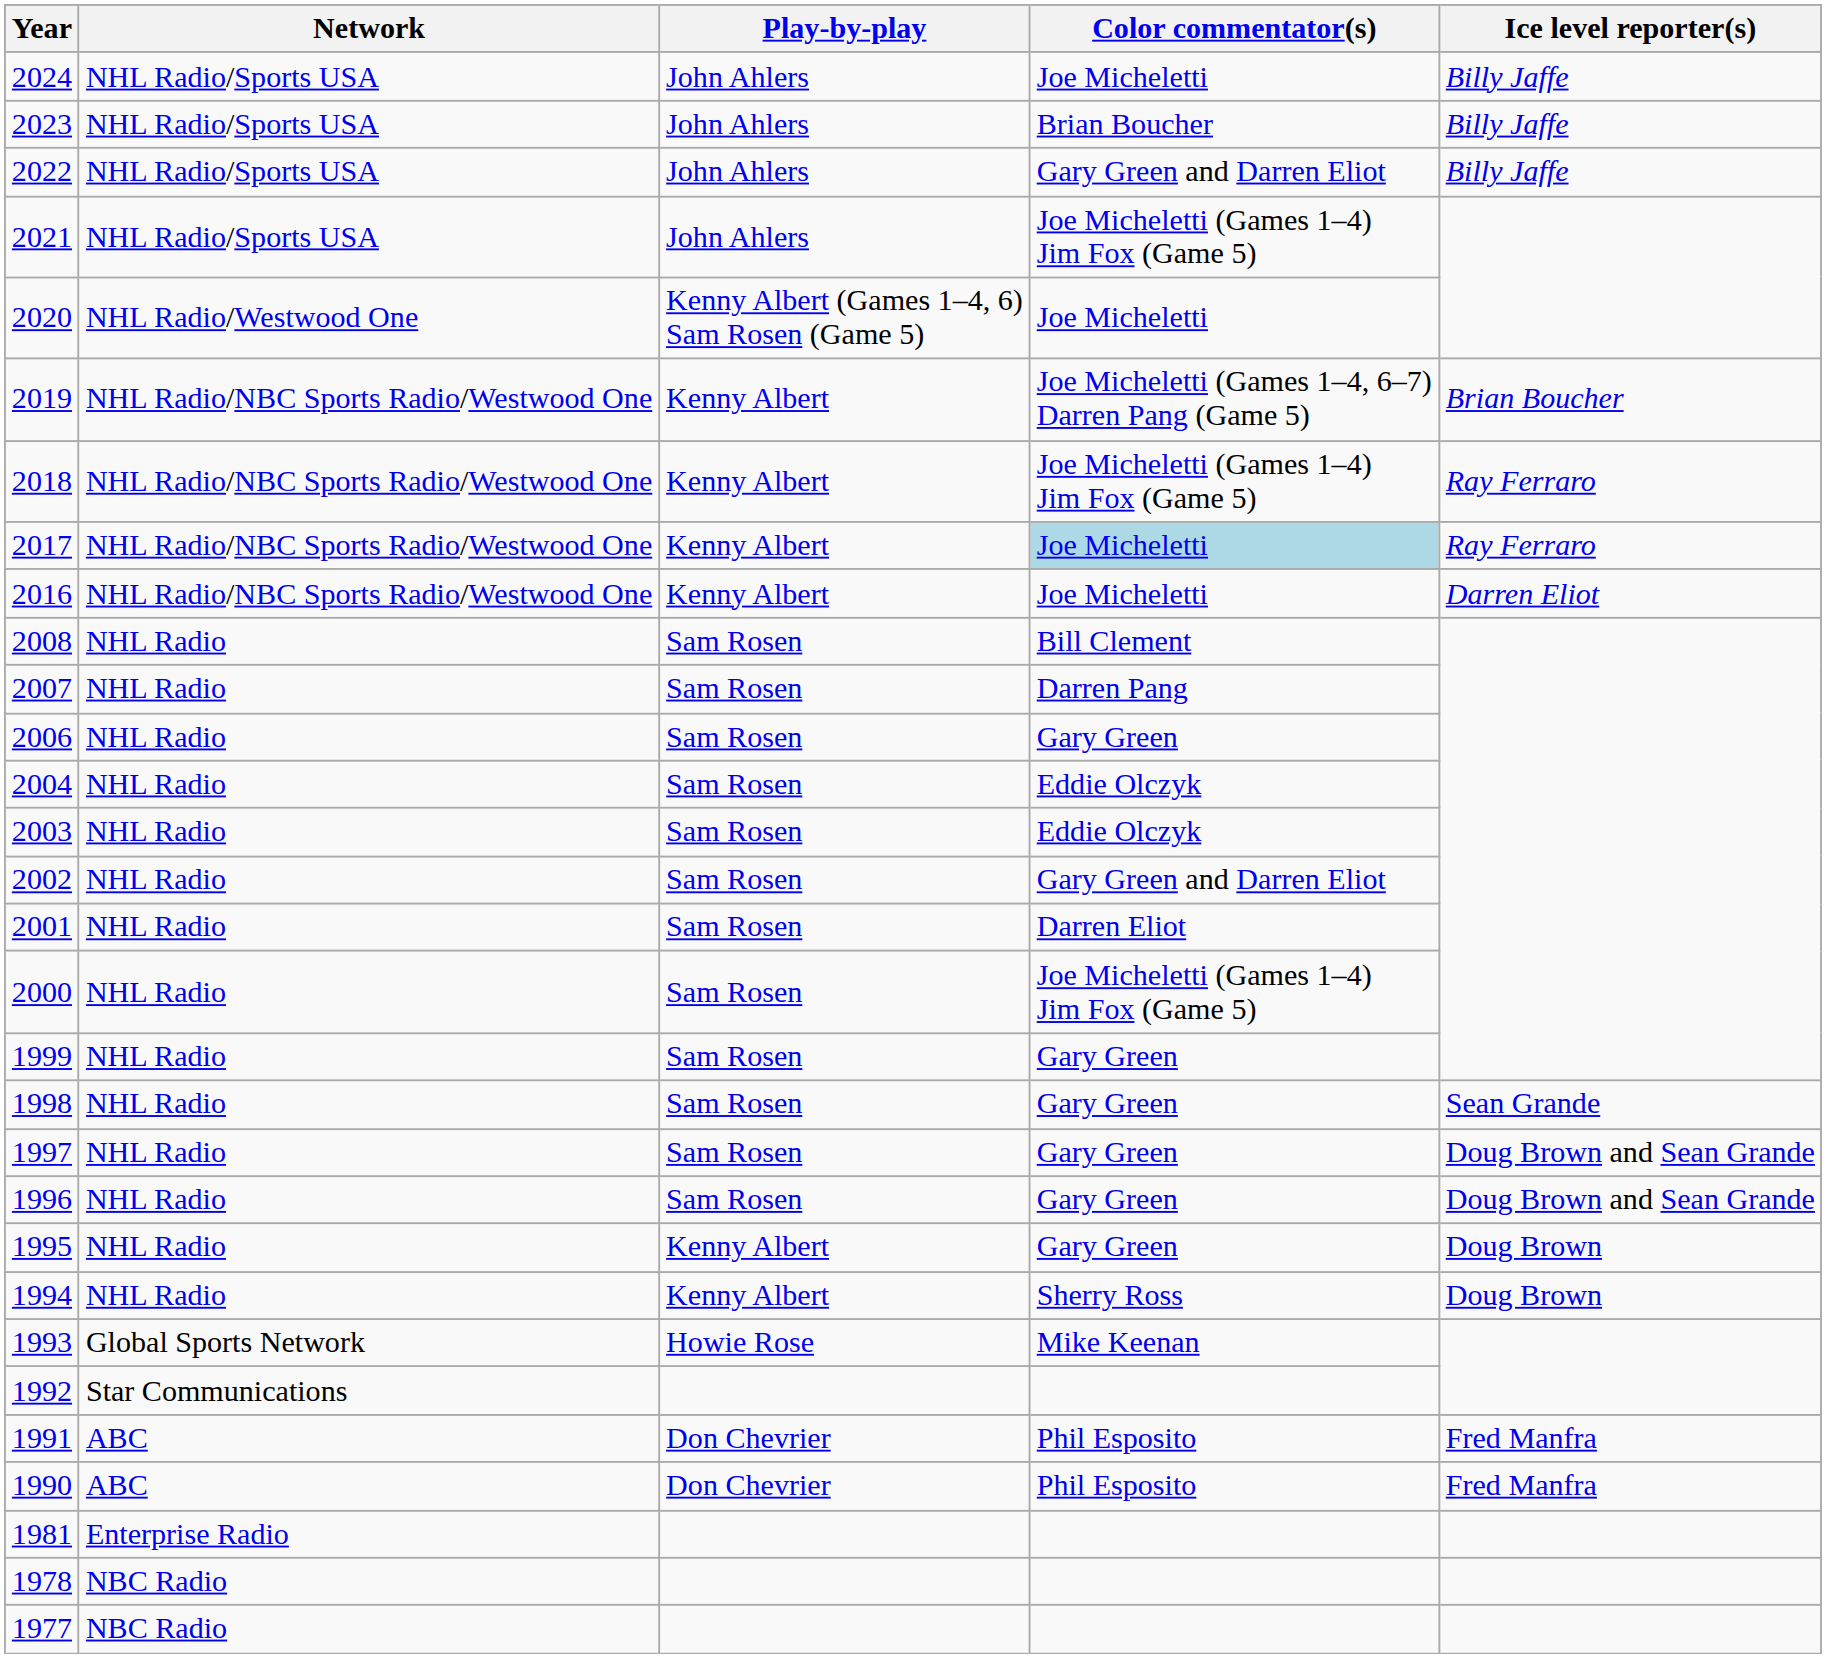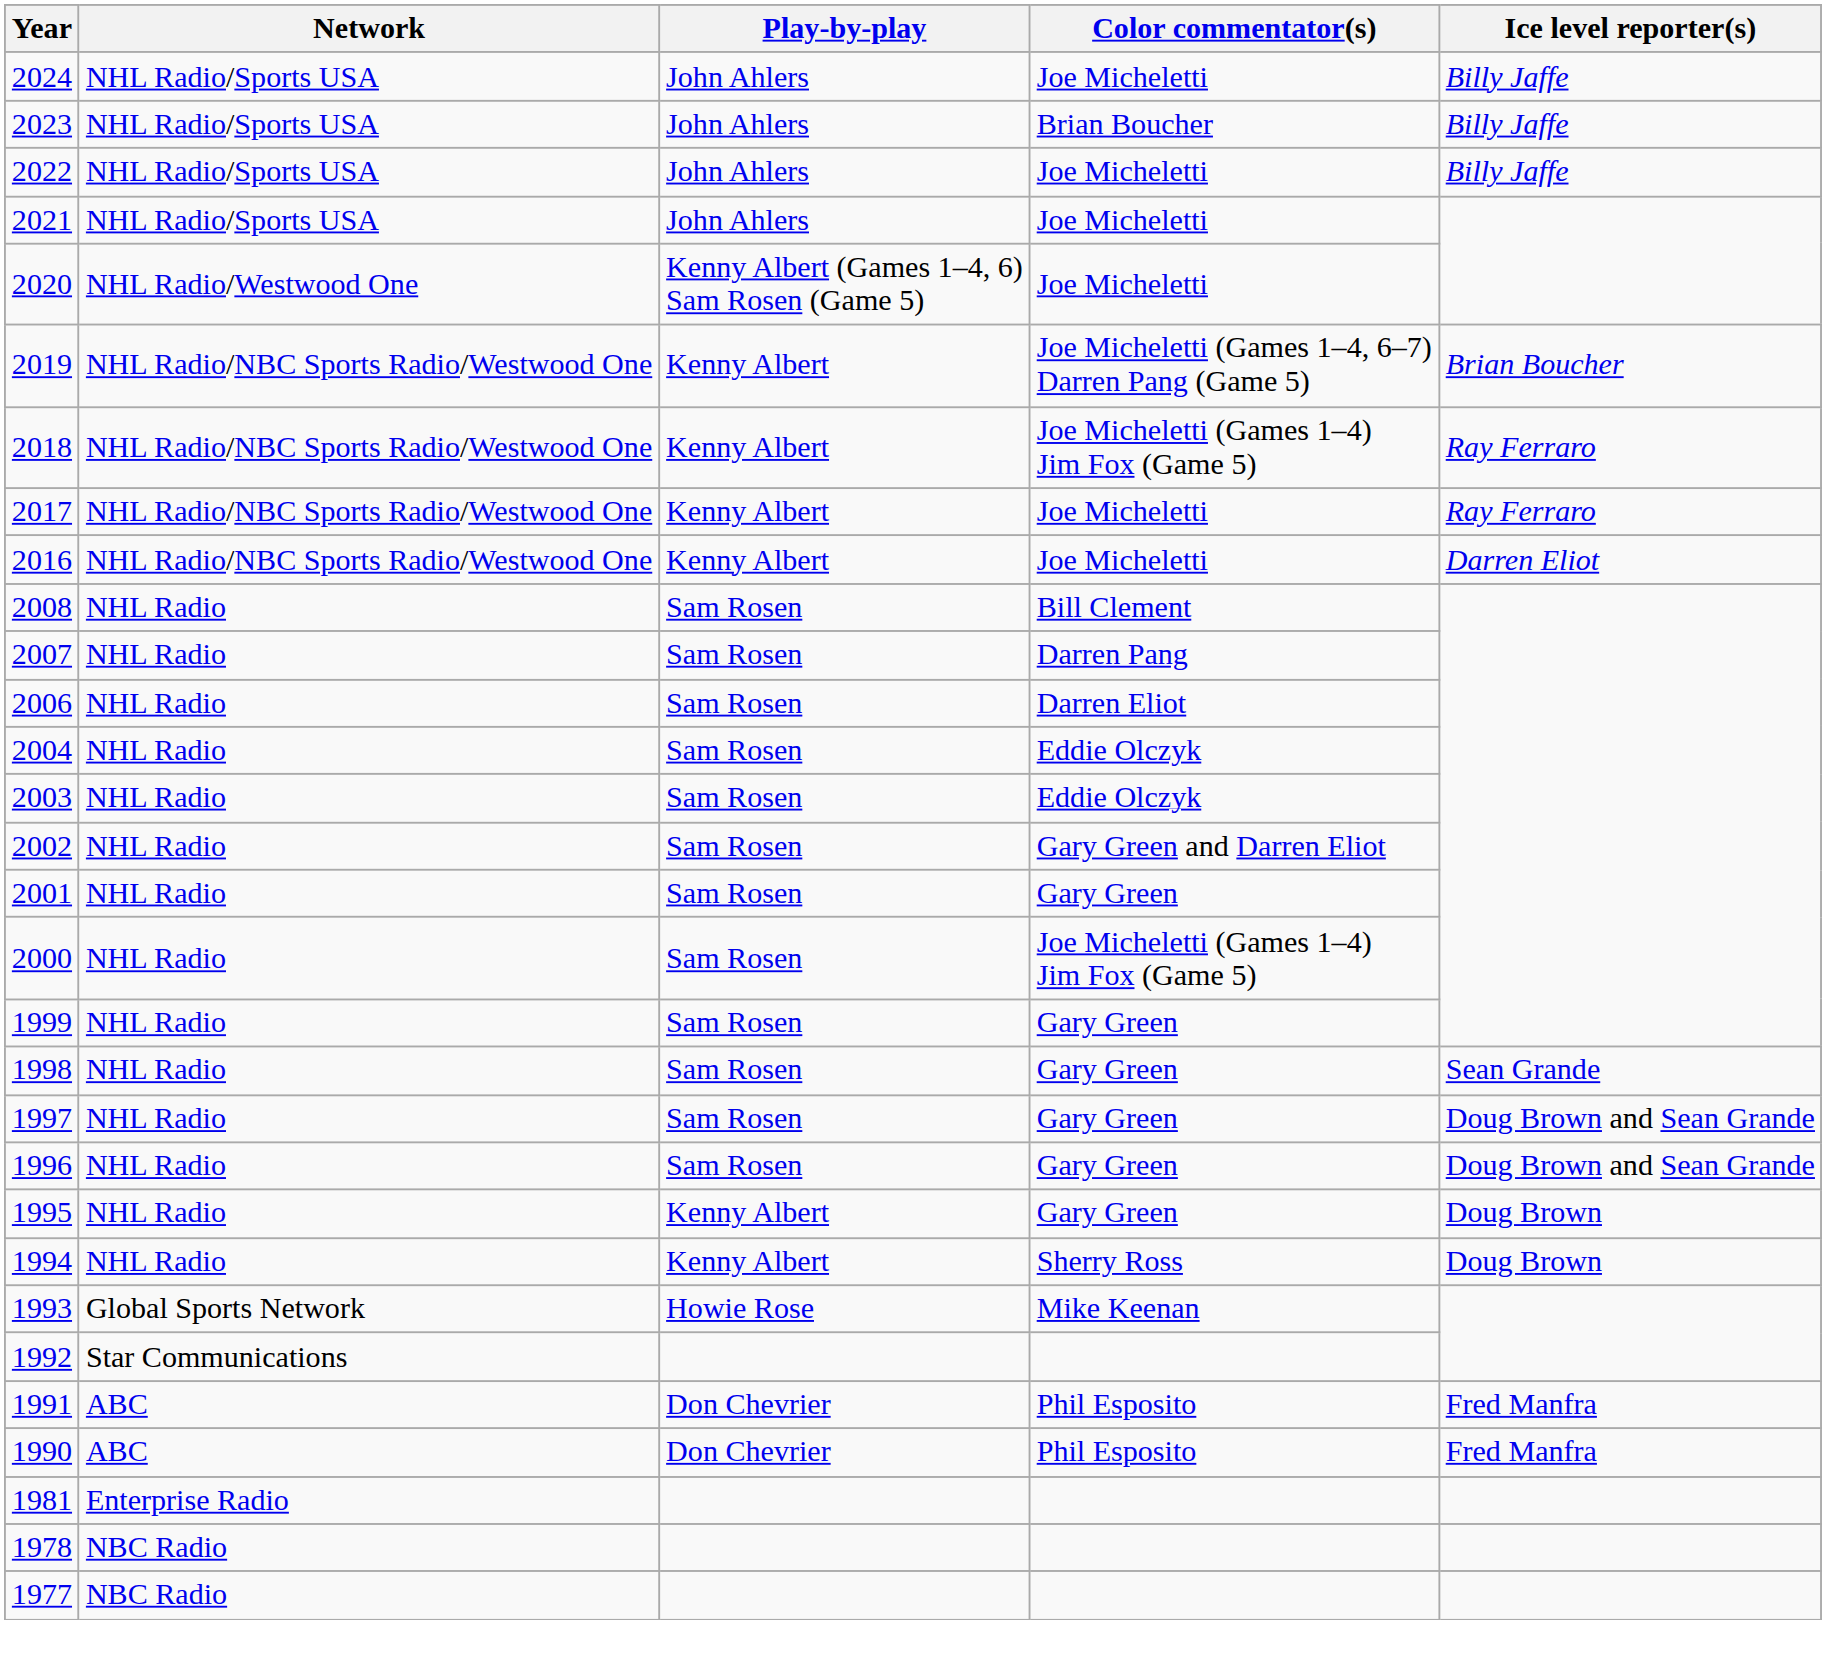(1211, 171) Gary Green and Darren Eliot -> (1122, 171) Joe Micheletti
(1204, 236) Joe Micheletti (Games 1–4) Jim Fox (Game 5) -> (1122, 219) Joe Micheletti
(1122, 545) lightblue background -> (1122, 511) no background
(1107, 736) Gary Green -> (1111, 702) Darren Eliot
(1111, 926) Darren Eliot -> (1107, 893) Gary Green
